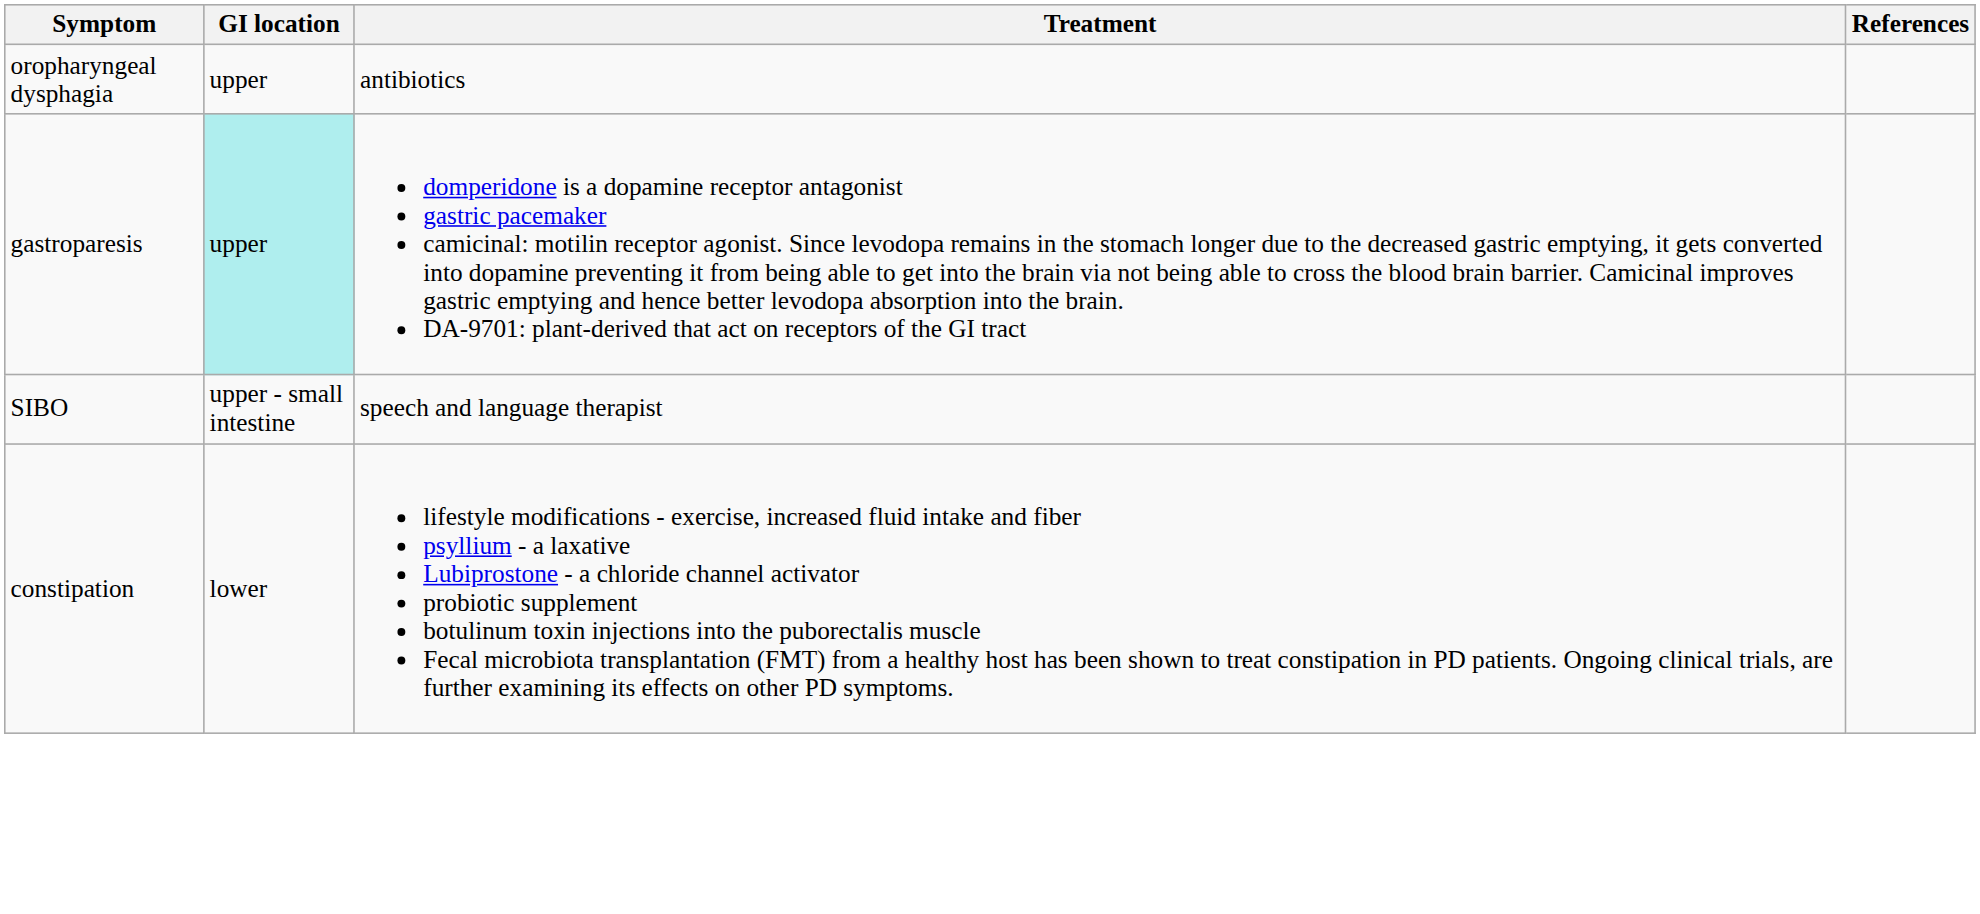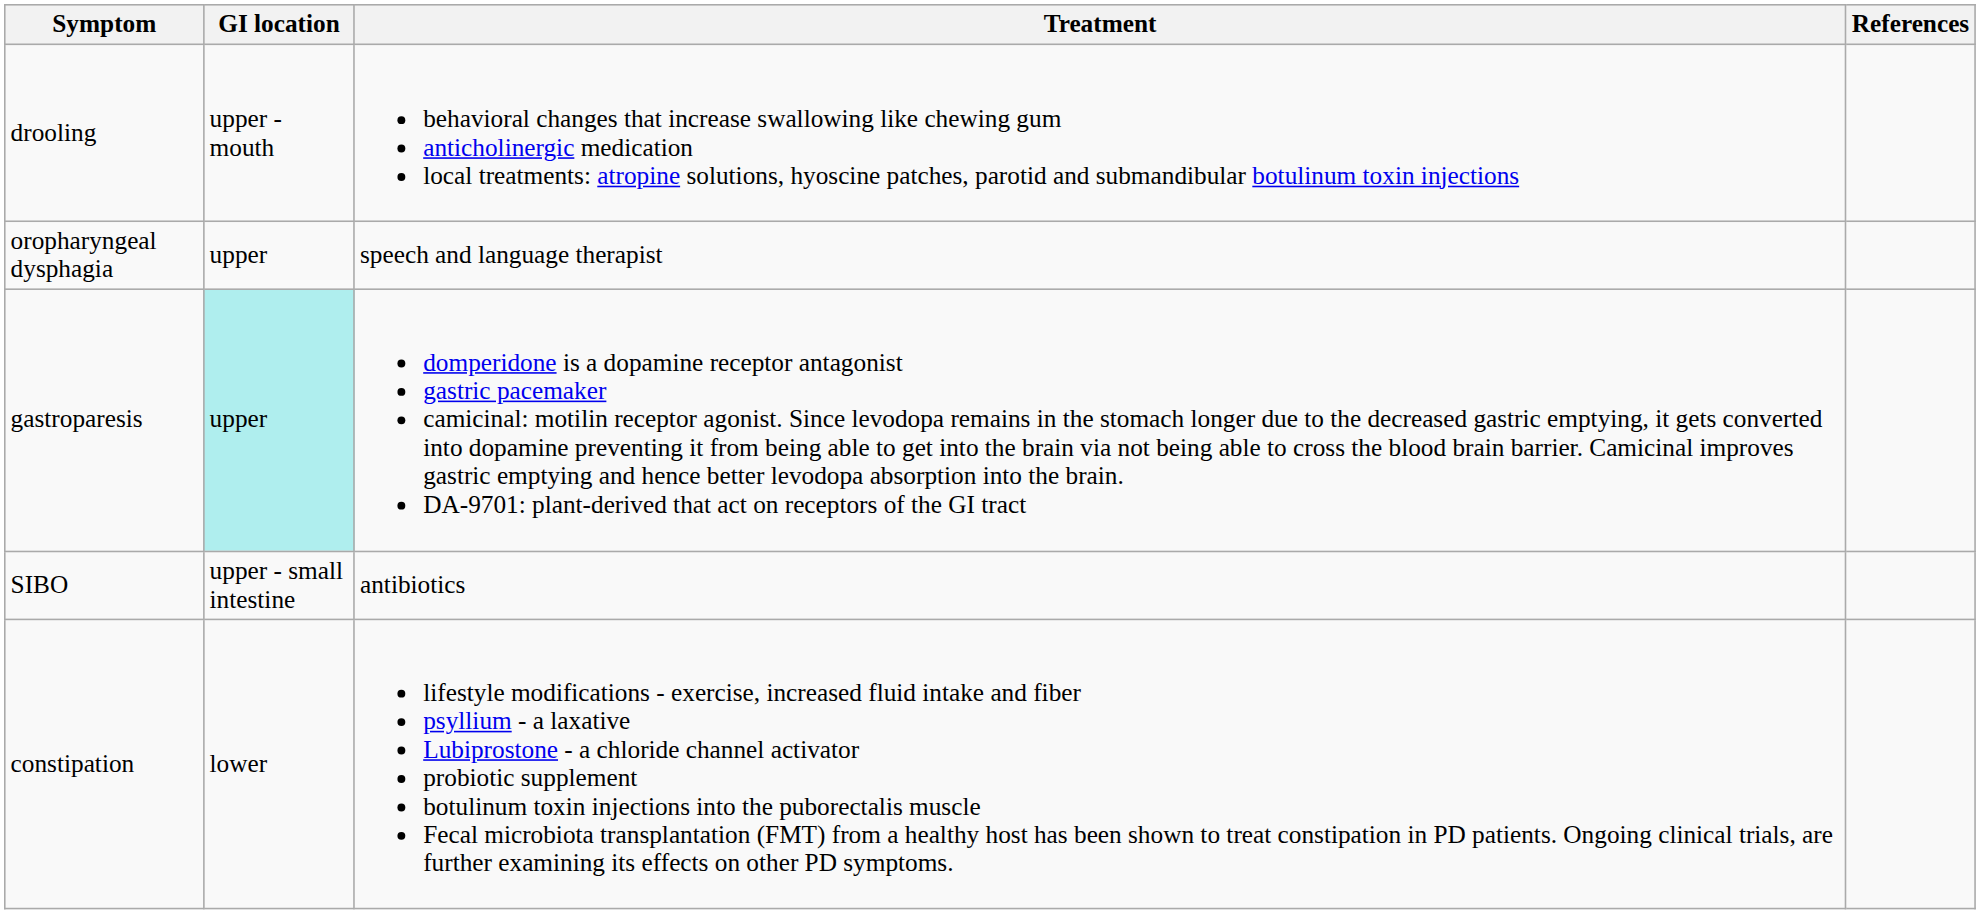+ row: (53, 132)
(413, 78) antibiotics -> (511, 254) speech and language therapist
(511, 408) speech and language therapist -> (413, 584) antibiotics
